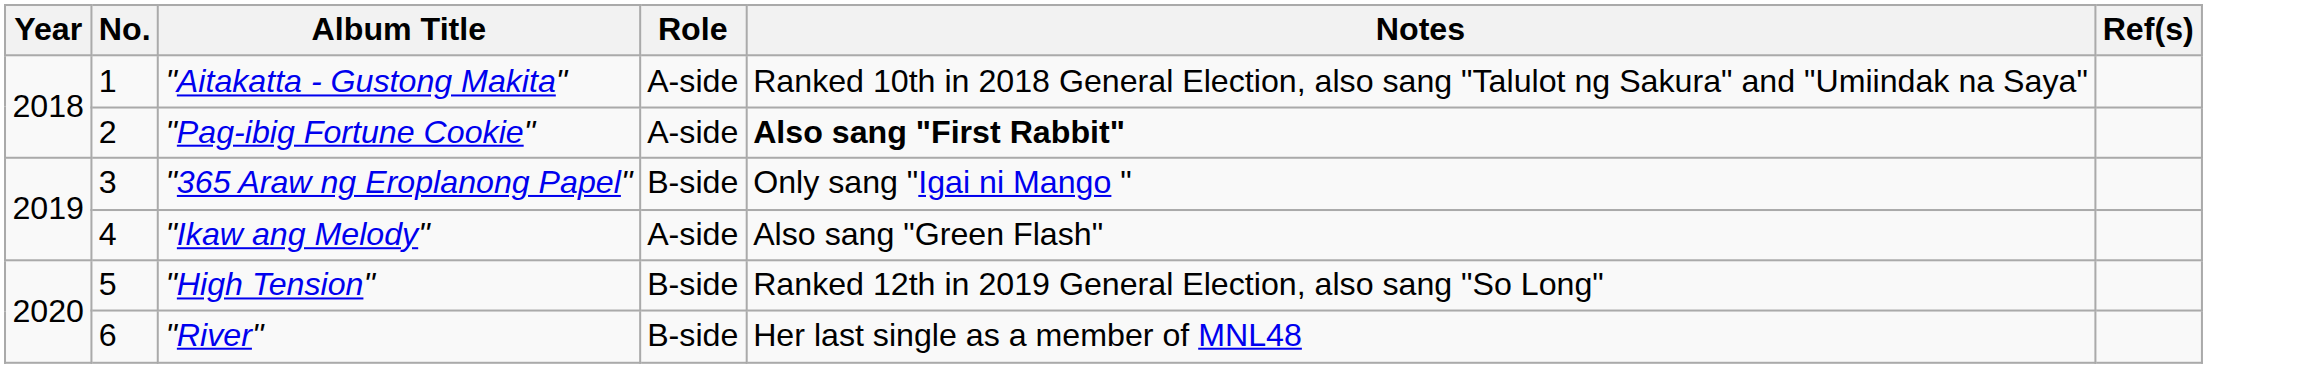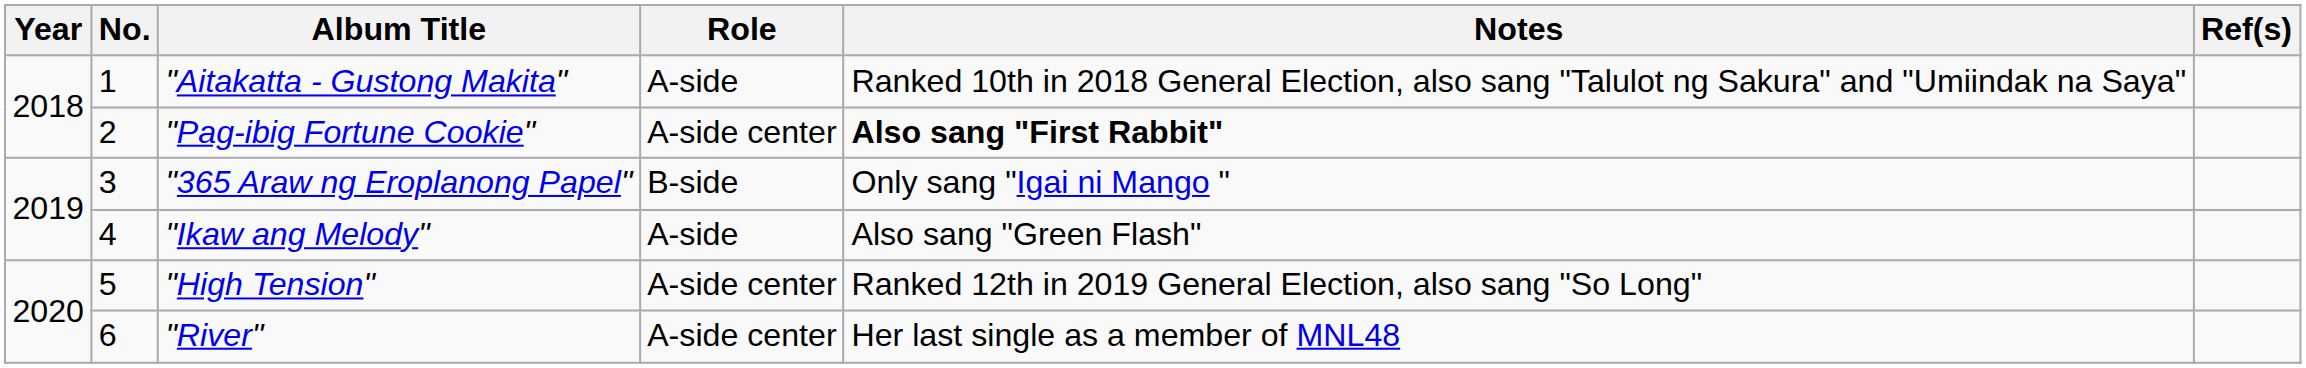(693, 132) A-side -> (742, 132) A-side center
(693, 285) B-side -> (742, 285) A-side center
(693, 336) B-side -> (742, 336) A-side center
